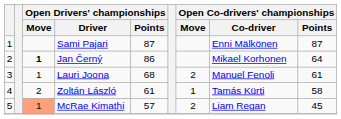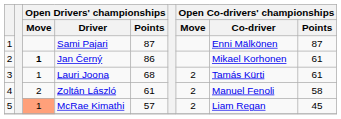(317, 59) 64 -> (317, 59) 61
(243, 74) Manuel Fenoli -> (238, 74) Tamás Kürti
(193, 90) 1 -> (193, 90) 2
(238, 90) Tamás Kürti -> (243, 90) Manuel Fenoli
